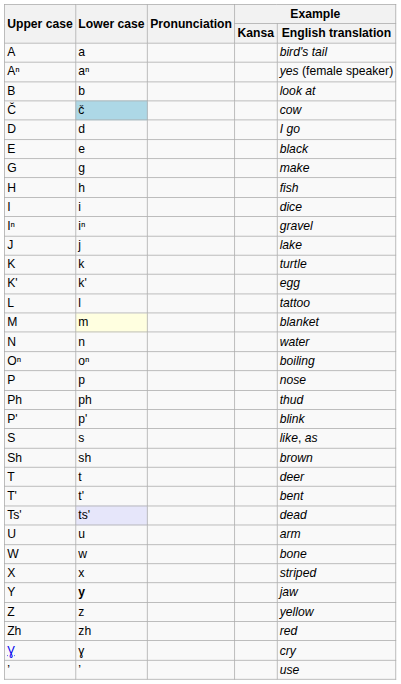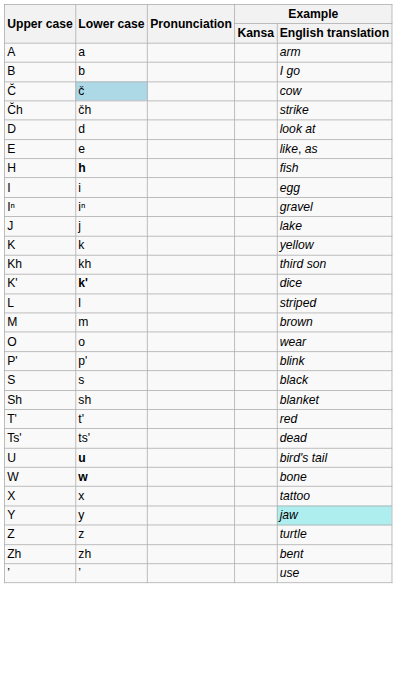(303, 52) bird's tail -> (290, 52) arm
- row: (13, 71)
(298, 91) look at -> (290, 71) I go
+ row: (15, 110)
(290, 129) I go -> (298, 129) look at
(294, 149) black -> (299, 149) like, as
- row: (12, 168)
(82, 187) normal -> (82, 168) bold
(291, 206) dice -> (290, 187) egg
(293, 264) turtle -> (297, 245) yellow
+ row: (15, 264)
(83, 284) normal -> (83, 284) bold
(290, 284) egg -> (291, 284) dice
(295, 303) tattoo -> (298, 303) striped
(83, 322) lightyellow background -> (83, 322) no background
(299, 322) blanket -> (296, 322) brown
- row: (12, 341)
+ row: (12, 341)
- row: (14, 361)
- row: (11, 380)
- row: (15, 399)
(299, 438) like, as -> (294, 380) black
(296, 457) brown -> (299, 399) blanket
- row: (11, 476)
(291, 496) bent -> (288, 419) red
(84, 515) lavender background -> (84, 438) no background
(82, 534) normal -> (82, 457) bold
(290, 534) arm -> (303, 457) bird's tail
(83, 554) normal -> (83, 476) bold
(298, 573) striped -> (295, 496) tattoo
(82, 592) bold -> (81, 515) normal
(289, 592) no background -> (289, 515) paleturquoise background
(297, 611) yellow -> (293, 534) turtle
(288, 631) red -> (291, 554) bent
- row: (11, 650)
